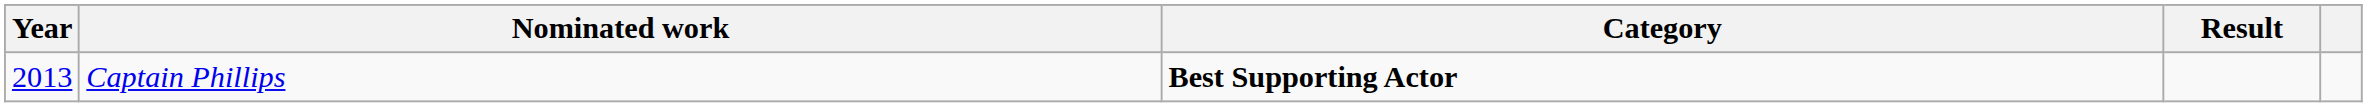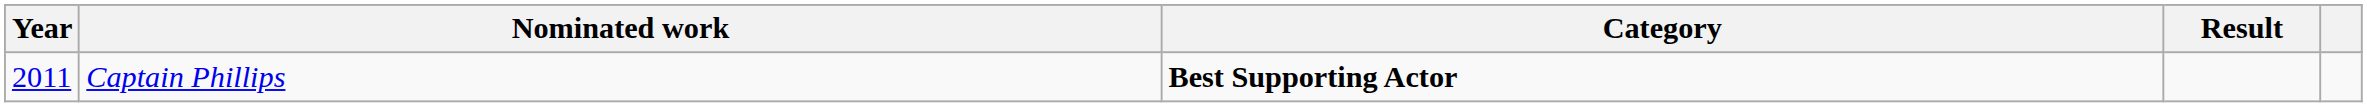(42, 76) 2013 -> (42, 76) 2011
